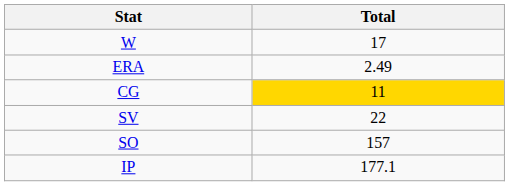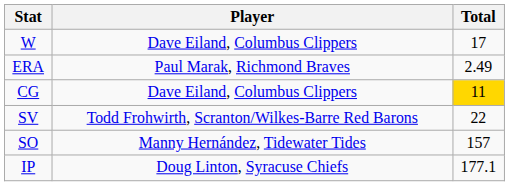+ column: (252, 17)
